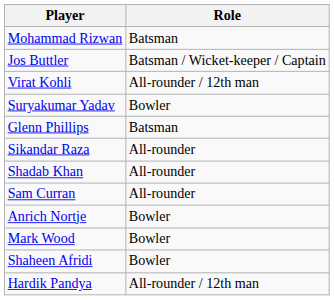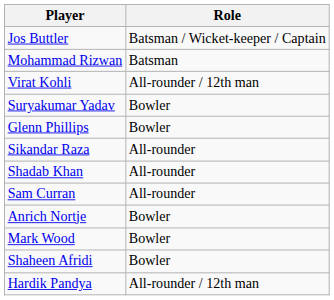rows swapped: (65, 37) <-> (38, 60)
(153, 127) Batsman -> (149, 127) Bowler
